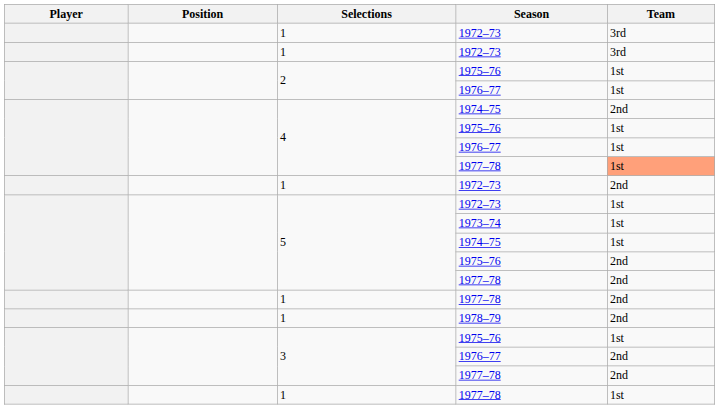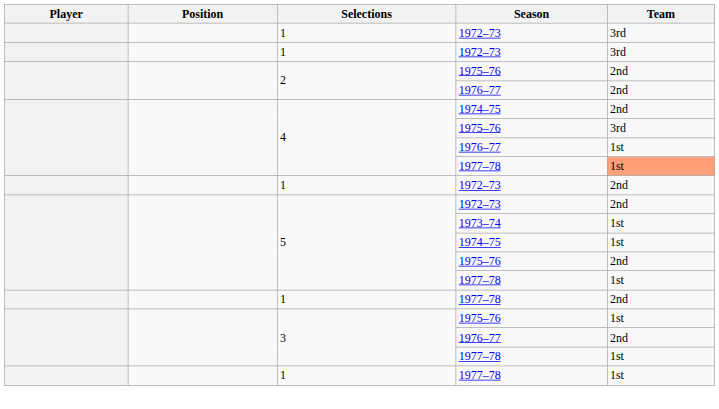(617, 71) 1st -> (619, 71) 2nd
(617, 90) 1st -> (619, 90) 2nd
(617, 128) 1st -> (618, 128) 3rd
(617, 204) 1st -> (619, 204) 2nd
(619, 280) 2nd -> (617, 280) 1st
- row: (283, 318)
(619, 375) 2nd -> (617, 356) 1st
